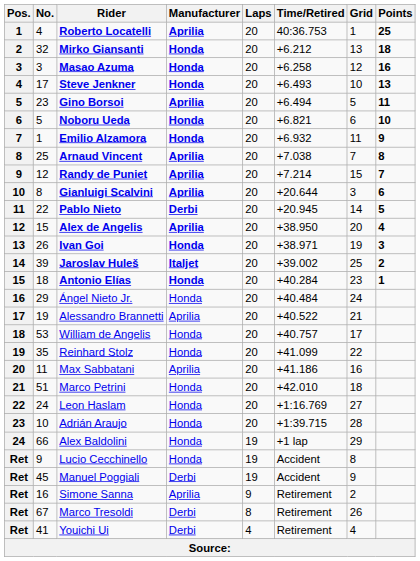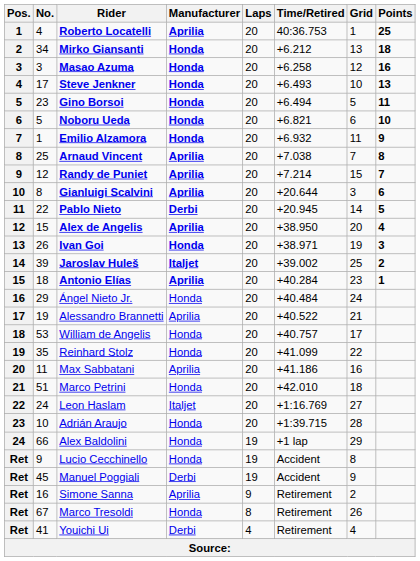(42, 49) 32 -> (42, 49) 34
(186, 102) Aprilia -> (186, 102) Honda
(186, 281) Honda -> (186, 281) Aprilia
(185, 405) Honda -> (182, 405) Italjet
(182, 512) Derbi -> (185, 512) Honda
